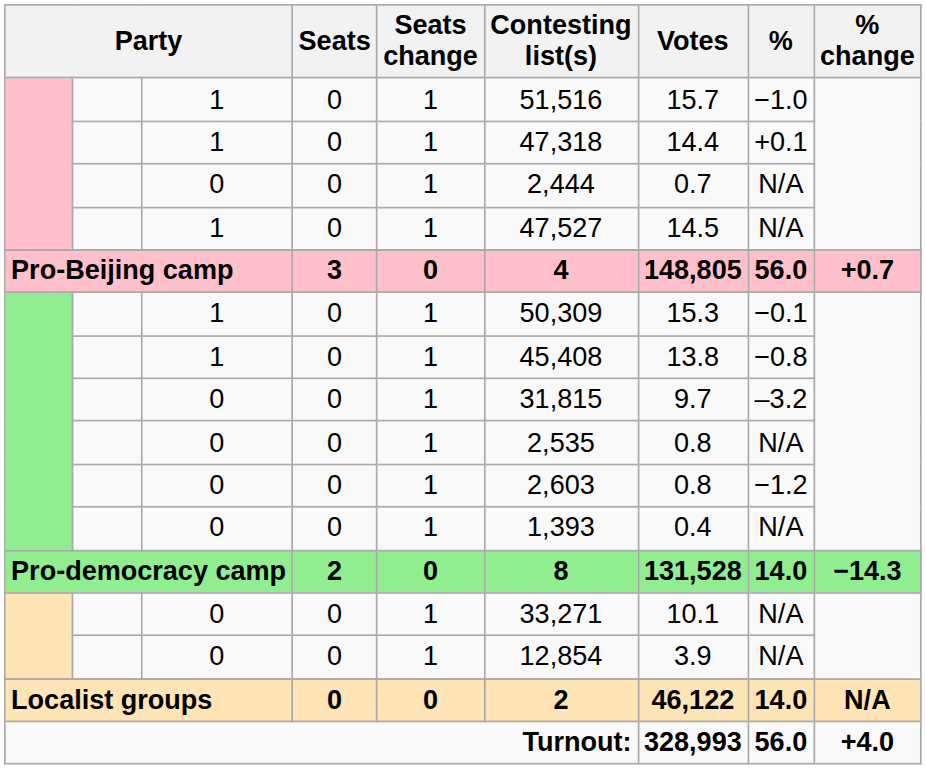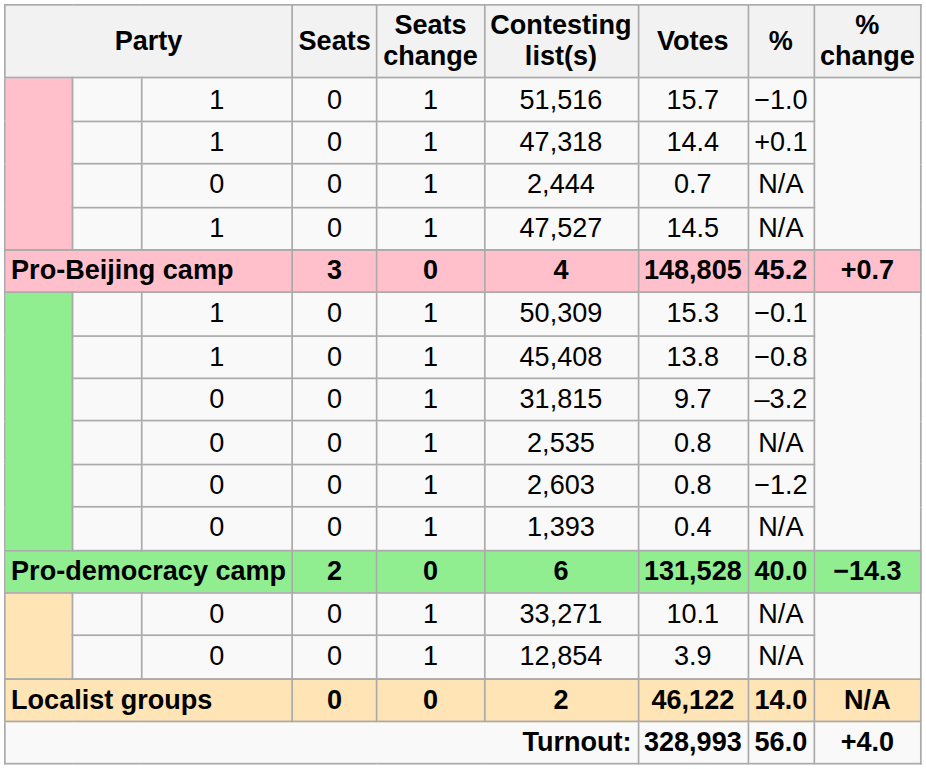(781, 270) 56.0 -> (781, 270) 45.2
(561, 570) 8 -> (561, 570) 6
(781, 570) 14.0 -> (781, 570) 40.0
